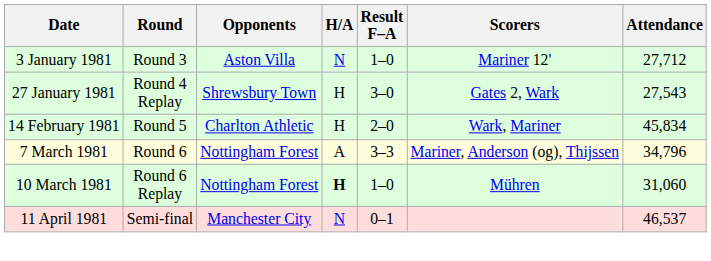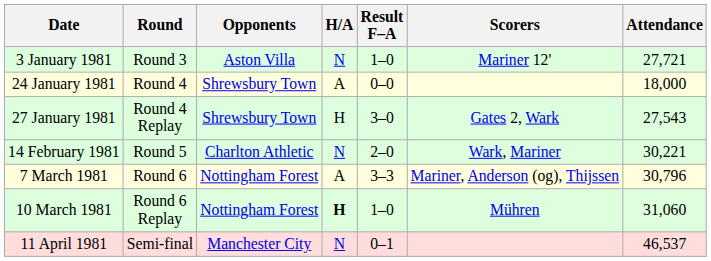(665, 59) 27,712 -> (665, 59) 27,721
+ row: (64, 84)
(339, 126) H -> (339, 151) N
(665, 126) 45,834 -> (665, 151) 30,221
(665, 151) 34,796 -> (665, 176) 30,796
